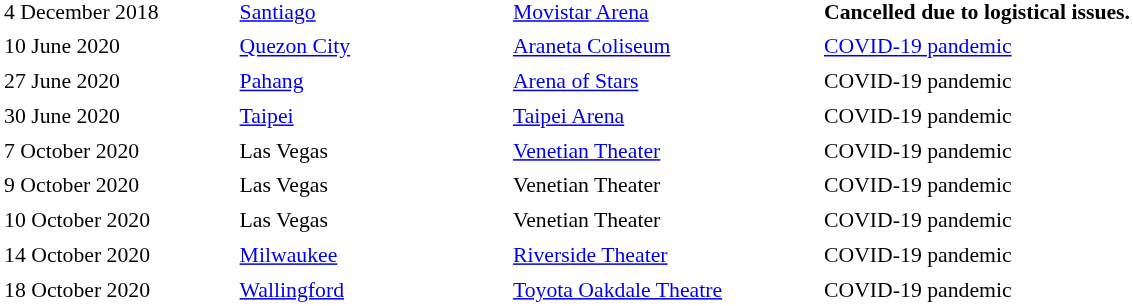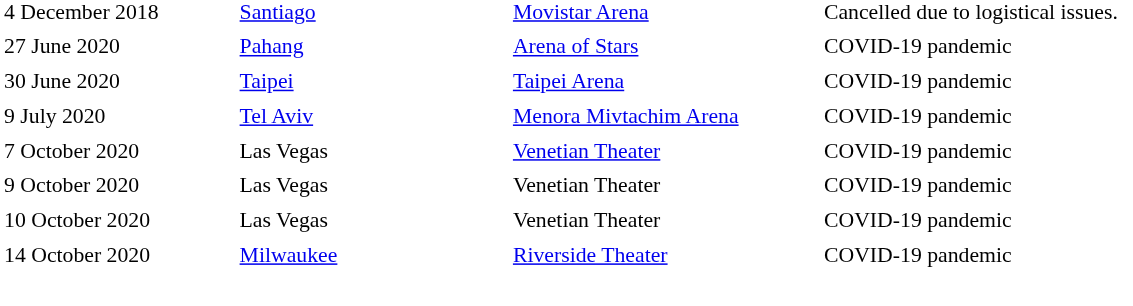(977, 11) bold -> (971, 11) normal
- row: (62, 46)
+ row: (55, 115)
- row: (77, 289)
